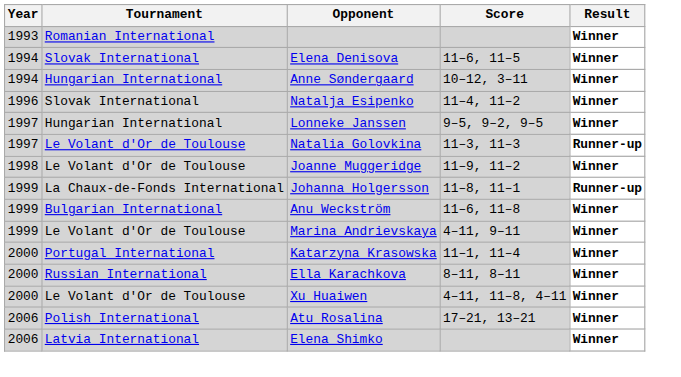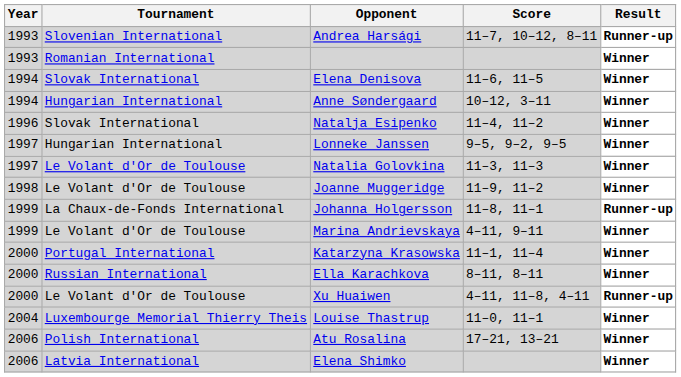+ row: (367, 37)
(607, 145) Runner-up -> (627, 166) Winner
- row: (340, 210)
(596, 296) Winner -> (638, 296) Runner-up
+ row: (371, 318)
